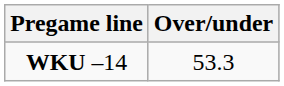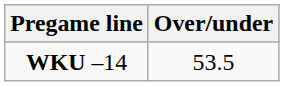(213, 61) 53.3 -> (213, 61) 53.5
